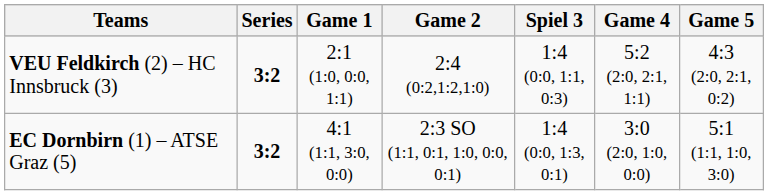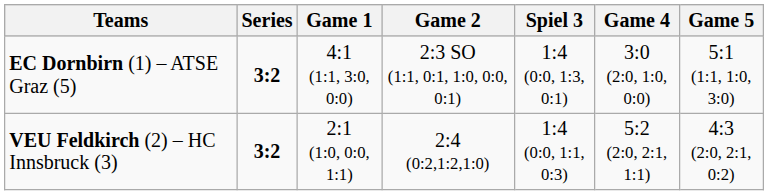rows swapped: (114, 151) <-> (112, 74)
